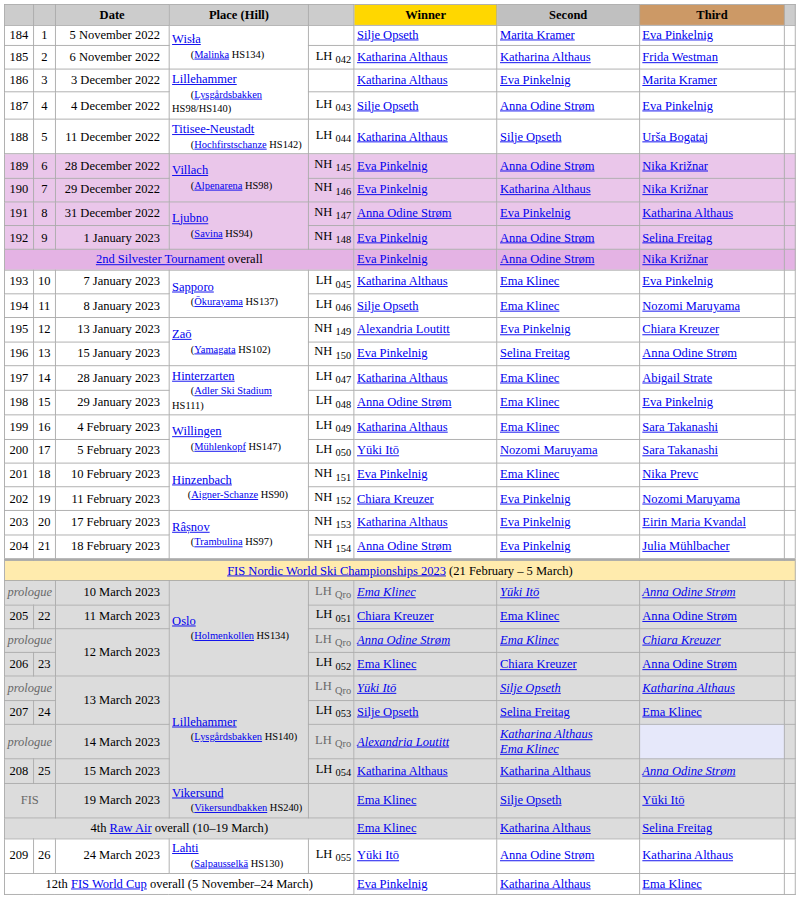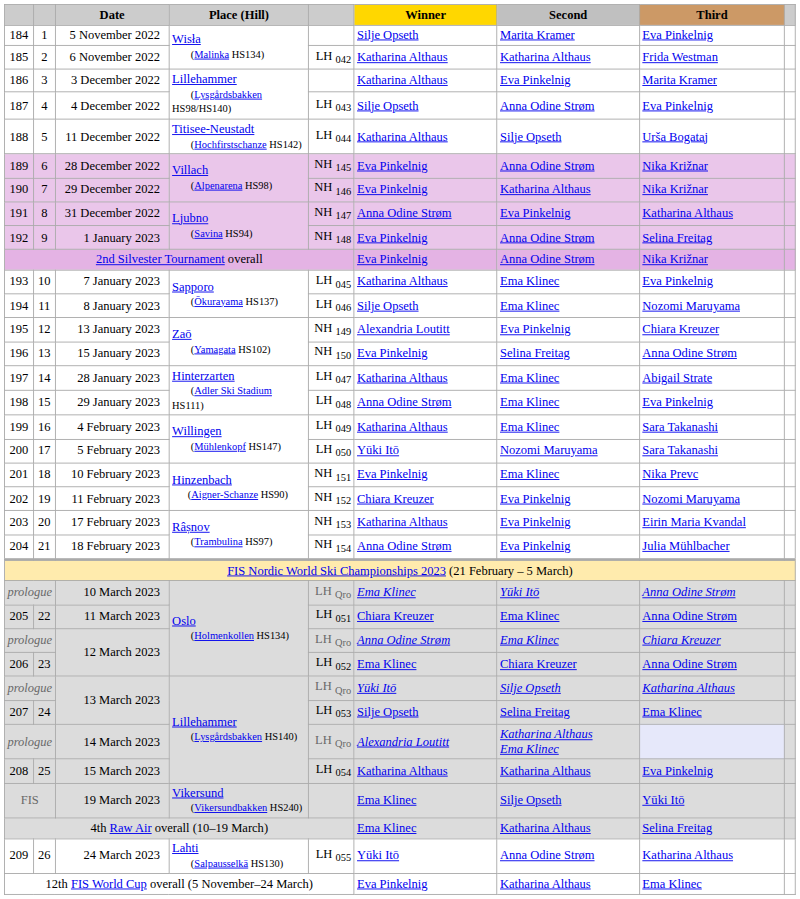(689, 770) Anna Odine Strøm -> (678, 770) Eva Pinkelnig
